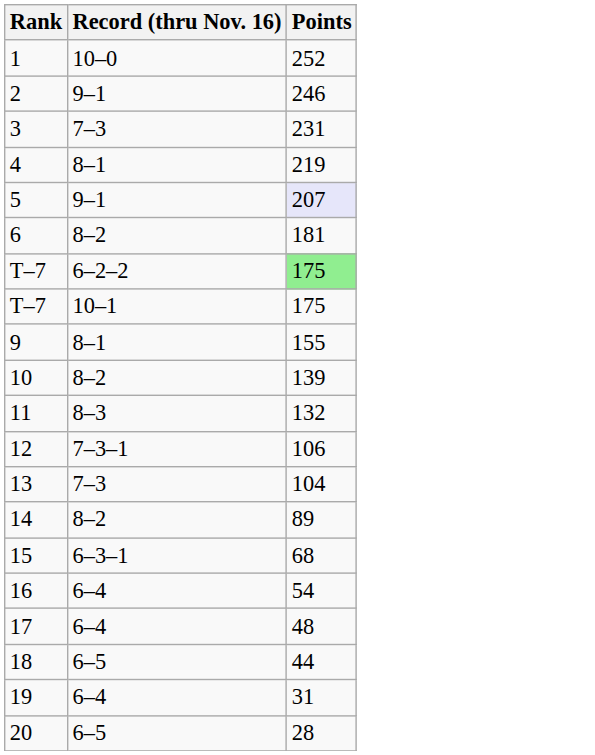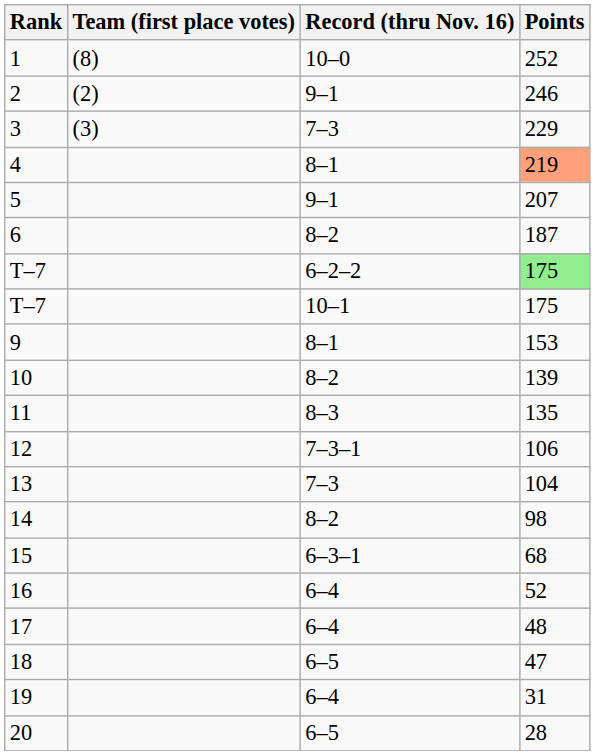+ column: (184, 22)
(309, 128) 231 -> (541, 128) 229
(309, 164) no background -> (541, 164) lightsalmon background
(309, 199) lavender background -> (541, 199) no background
(309, 235) 181 -> (541, 235) 187
(309, 341) 155 -> (541, 341) 153
(309, 413) 132 -> (541, 413) 135
(303, 519) 89 -> (536, 519) 98
(303, 590) 54 -> (536, 590) 52
(303, 661) 44 -> (536, 661) 47
